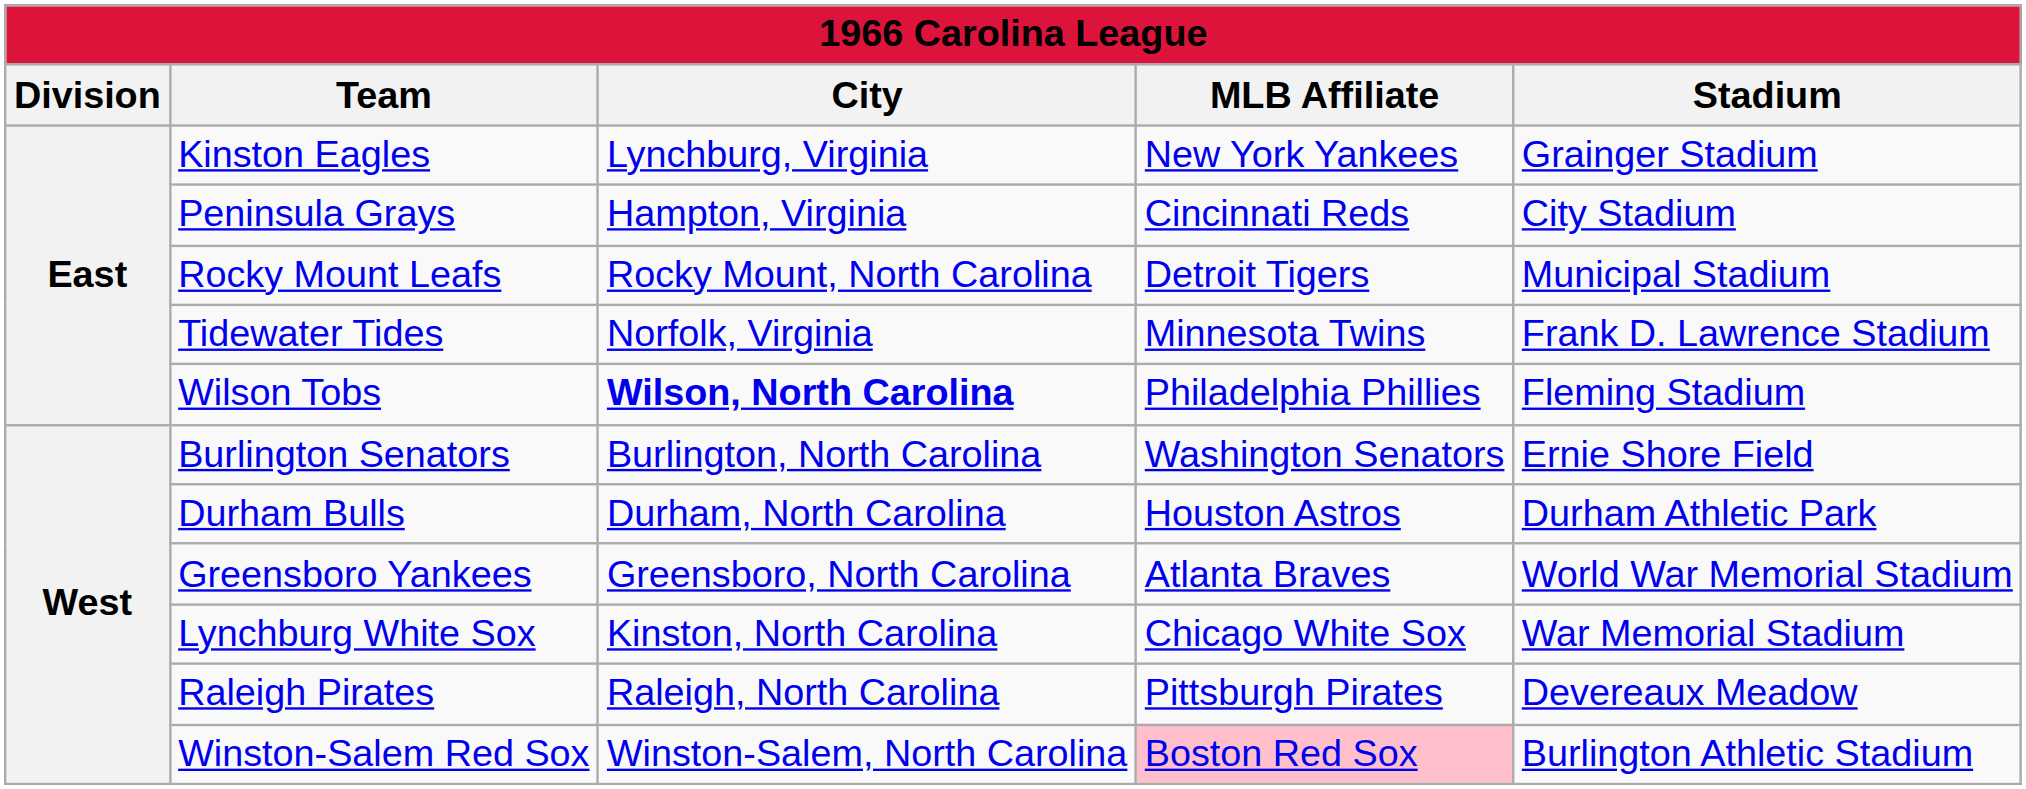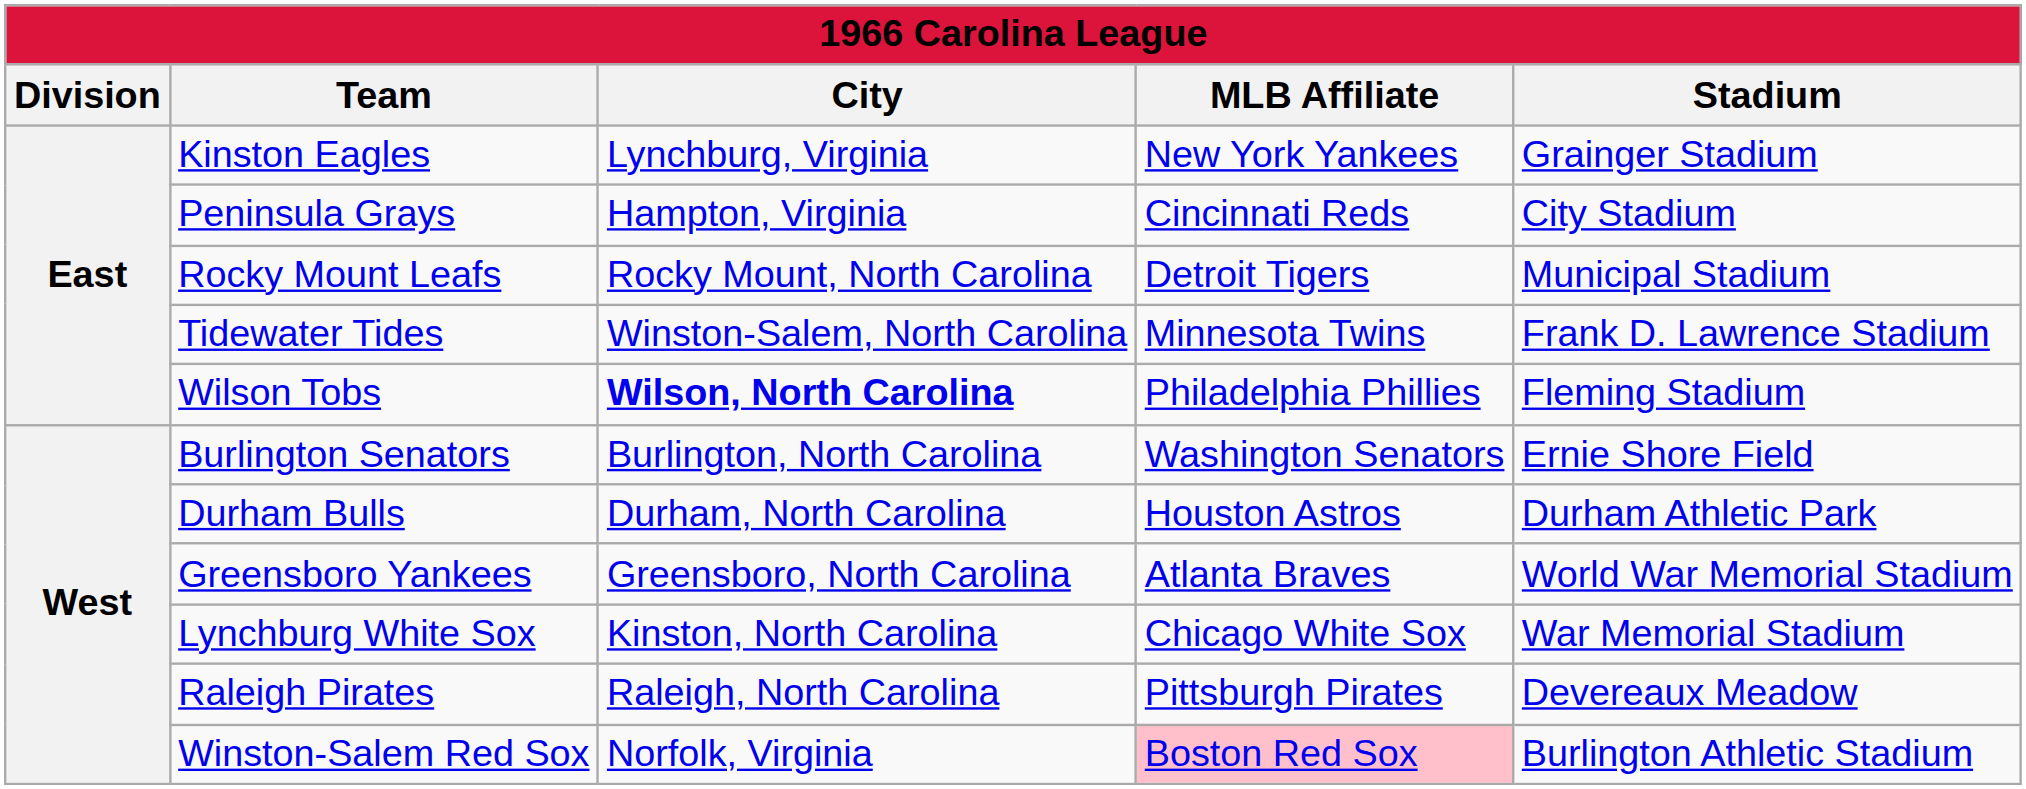(740, 333) Norfolk, Virginia -> (867, 333) Winston-Salem, North Carolina
(867, 753) Winston-Salem, North Carolina -> (740, 753) Norfolk, Virginia
